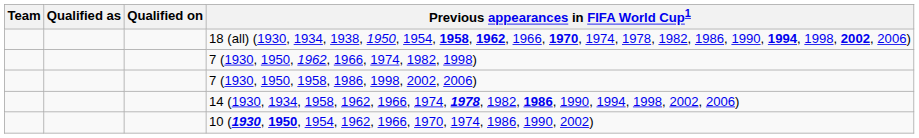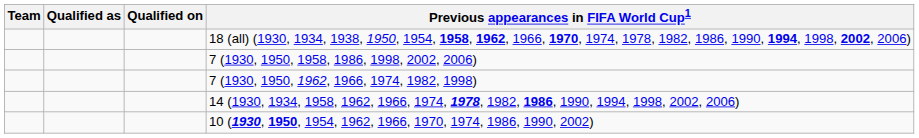rows swapped: (343, 60) <-> (343, 80)
